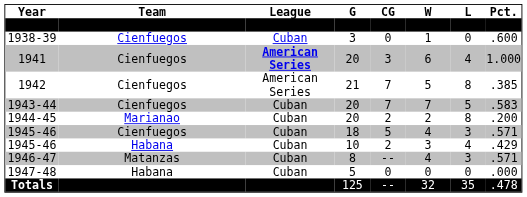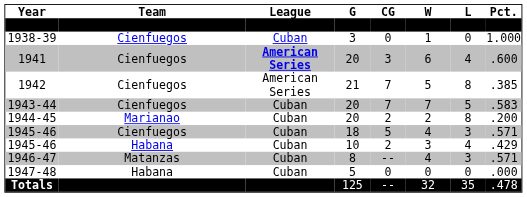(504, 38) .600 -> (504, 38) 1.000
(504, 58) 1.000 -> (504, 58) .600
